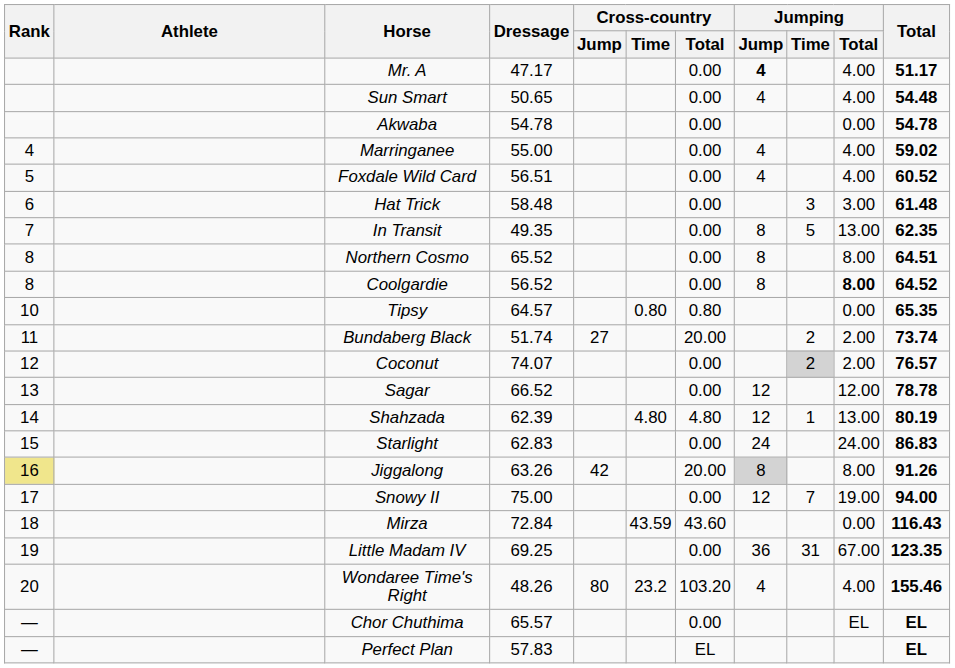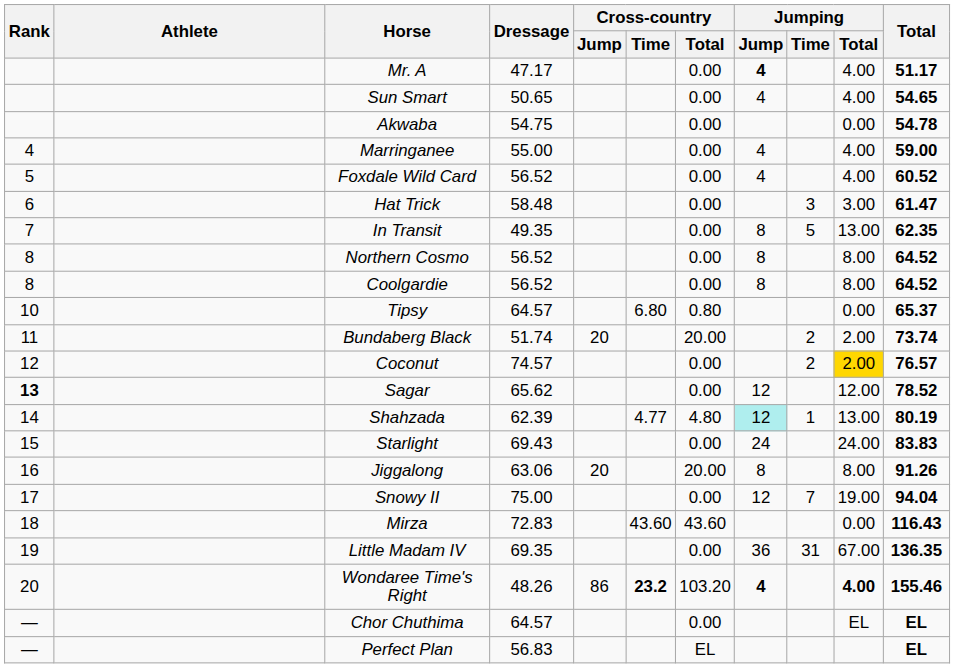(916, 97) 54.48 -> (916, 97) 54.65
(531, 124) 54.78 -> (531, 124) 54.75
(916, 151) 59.02 -> (916, 151) 59.00
(531, 177) 56.51 -> (531, 177) 56.52
(916, 204) 61.48 -> (916, 204) 61.47
(531, 257) 65.52 -> (531, 257) 56.52
(916, 257) 64.51 -> (916, 257) 64.52
(859, 284) bold -> (859, 284) normal
(651, 310) 0.80 -> (651, 310) 6.80
(916, 310) 65.35 -> (916, 310) 65.37
(599, 337) 27 -> (599, 337) 20
(531, 364) 74.07 -> (531, 364) 74.57
(810, 364) lightgrey background -> (810, 364) no background
(859, 364) no background -> (859, 364) gold background
(29, 390) normal -> (29, 390) bold
(531, 390) 66.52 -> (531, 390) 65.62
(916, 390) 78.78 -> (916, 390) 78.52
(651, 417) 4.80 -> (651, 417) 4.77
(761, 417) no background -> (761, 417) paleturquoise background
(531, 444) 62.83 -> (531, 444) 69.43
(916, 444) 86.83 -> (916, 444) 83.83
(29, 470) khaki background -> (29, 470) no background
(531, 470) 63.26 -> (531, 470) 63.06
(599, 470) 42 -> (599, 470) 20
(761, 470) lightgrey background -> (761, 470) no background
(916, 497) 94.00 -> (916, 497) 94.04
(531, 524) 72.84 -> (531, 524) 72.83
(651, 524) 43.59 -> (651, 524) 43.60
(531, 550) 69.25 -> (531, 550) 69.35
(916, 550) 123.35 -> (916, 550) 136.35
(599, 586) 80 -> (599, 586) 86
(651, 586) normal -> (651, 586) bold
(761, 586) normal -> (761, 586) bold
(859, 586) normal -> (859, 586) bold
(531, 622) 65.57 -> (531, 622) 64.57
(531, 649) 57.83 -> (531, 649) 56.83
